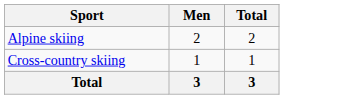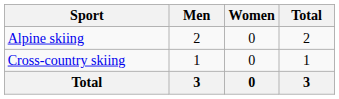+ column: (252, 15)
